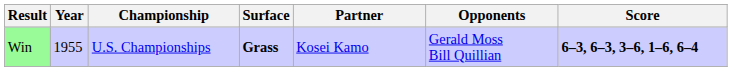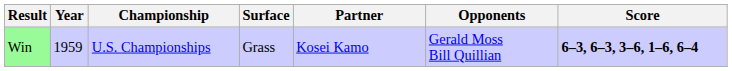(68, 46) 1955 -> (68, 46) 1959
(260, 46) bold -> (259, 46) normal
